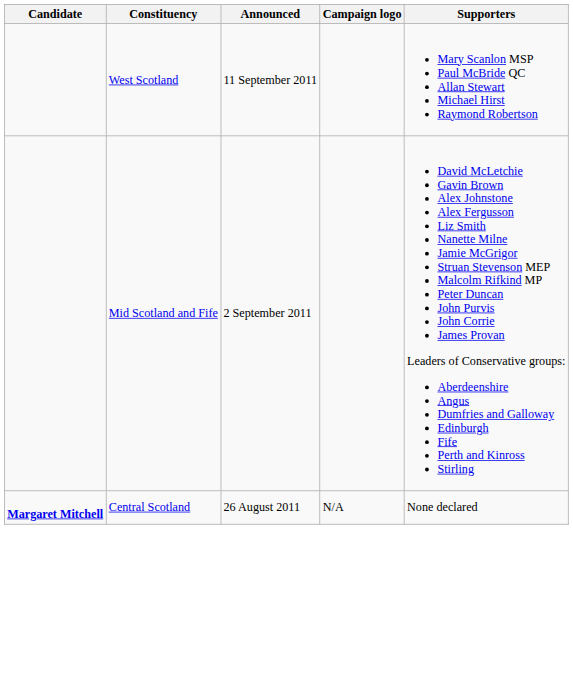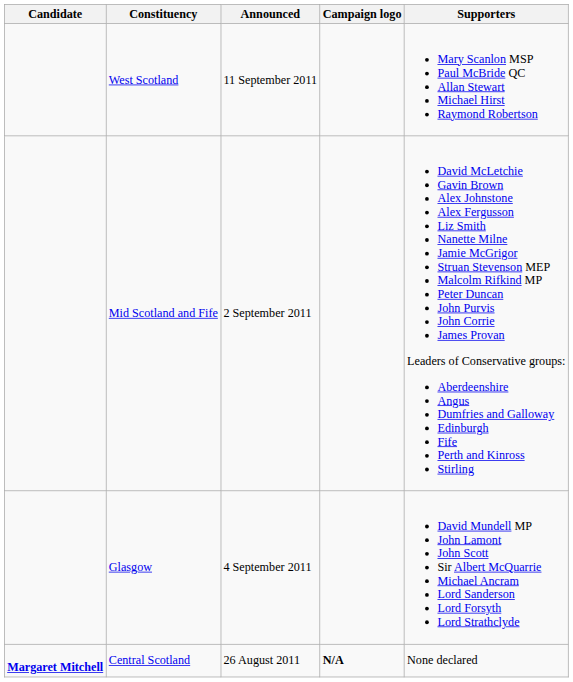+ row: (130, 567)
(333, 507) normal -> (333, 660) bold
